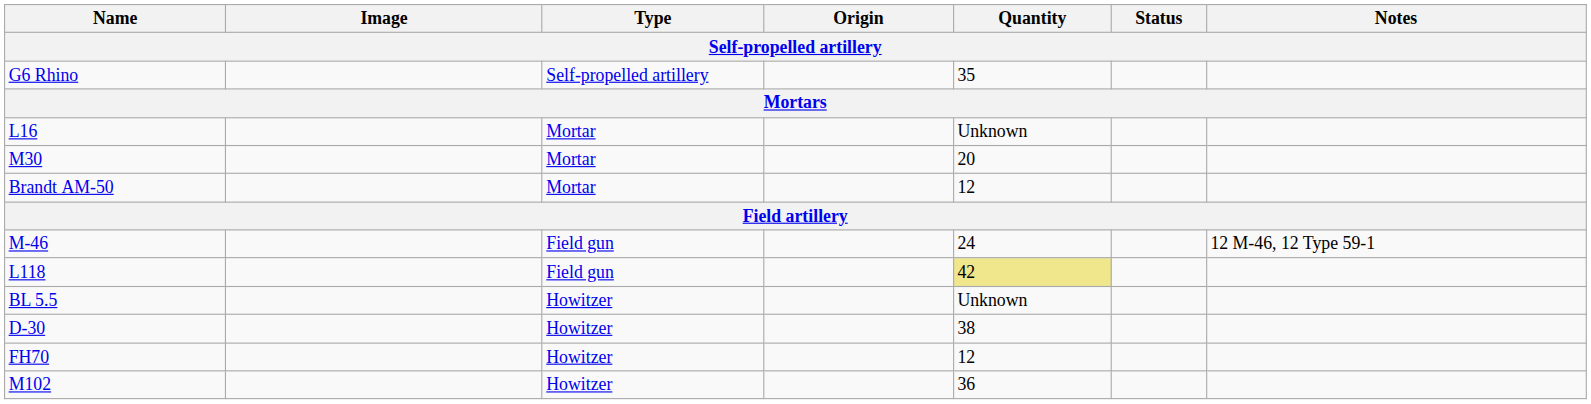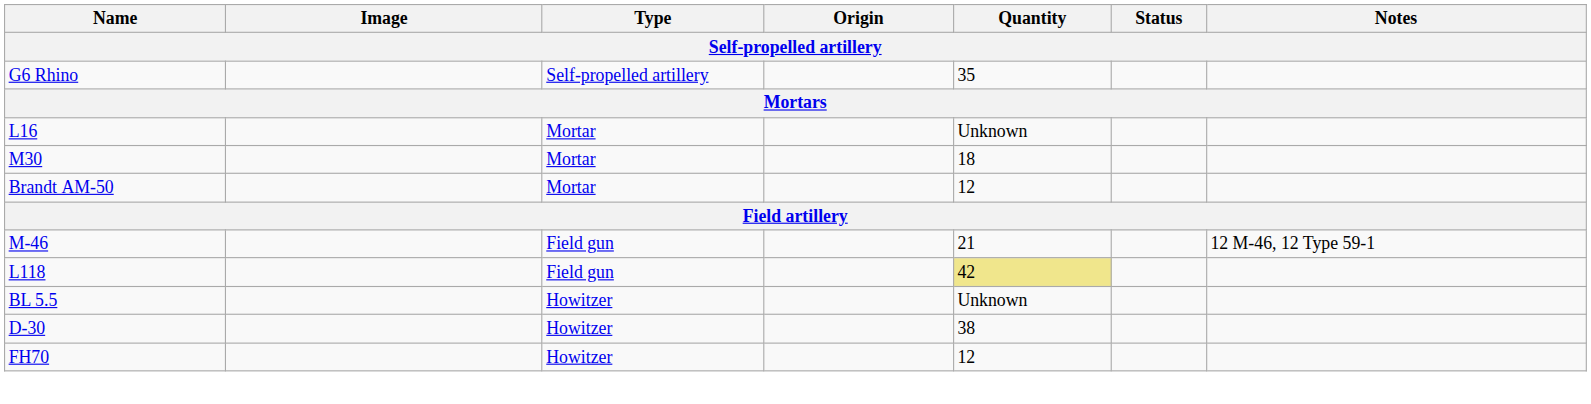(966, 159) 20 -> (966, 159) 18
(966, 243) 24 -> (966, 243) 21
- row: (30, 384)
